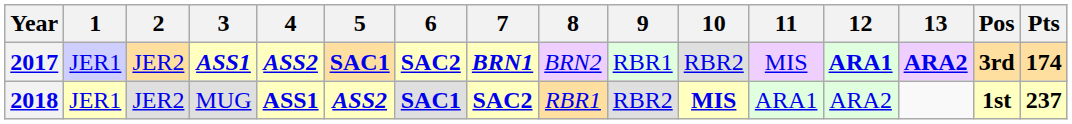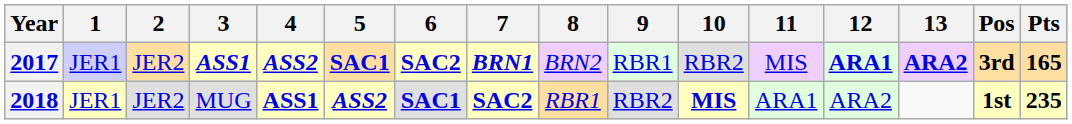(1044, 61) 174 -> (1044, 61) 165
(1044, 99) 237 -> (1044, 99) 235
